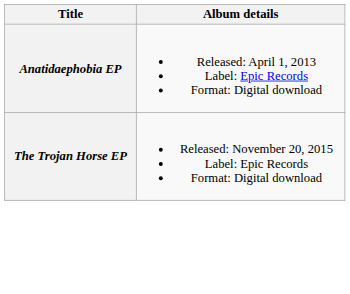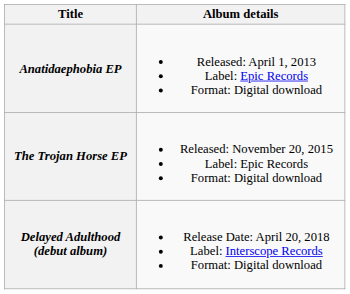+ row: (71, 244)
